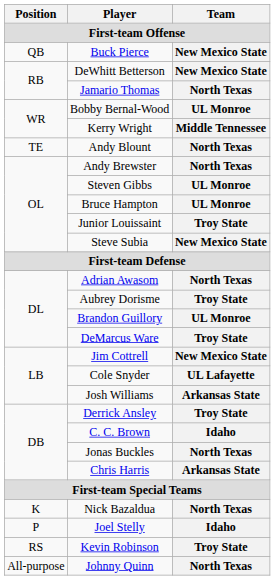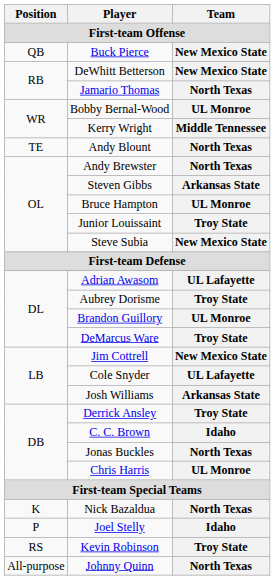(221, 185) UL Monroe -> (221, 185) Arkansas State
(221, 280) North Texas -> (221, 280) UL Lafayette
(221, 470) Arkansas State -> (221, 470) UL Monroe
